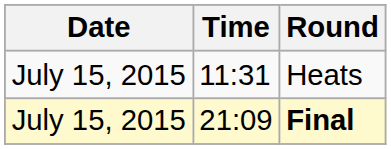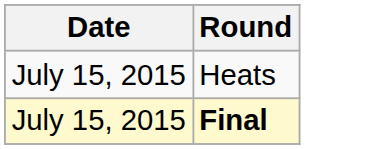- column: (236, 27)
